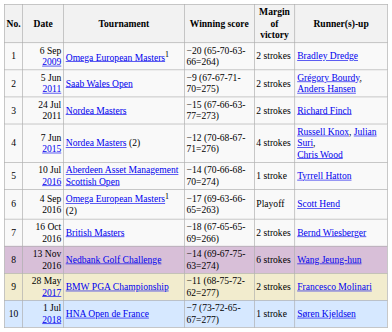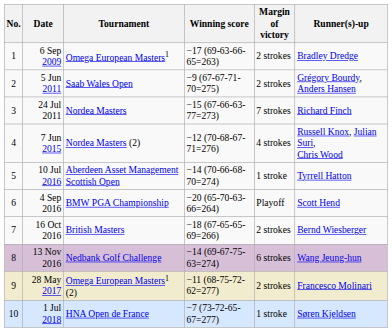(216, 56) −20 (65-70-63-66=264) -> (216, 56) −17 (69-63-66-65=263)
(273, 110) 2 strokes -> (273, 110) 7 strokes
(117, 204) Omega European Masters1 (2) -> (117, 203) BMW PGA Championship
(216, 204) −17 (69-63-66-65=263) -> (216, 203) −20 (65-70-63-66=264)
(117, 287) BMW PGA Championship -> (117, 286) Omega European Masters1 (2)
